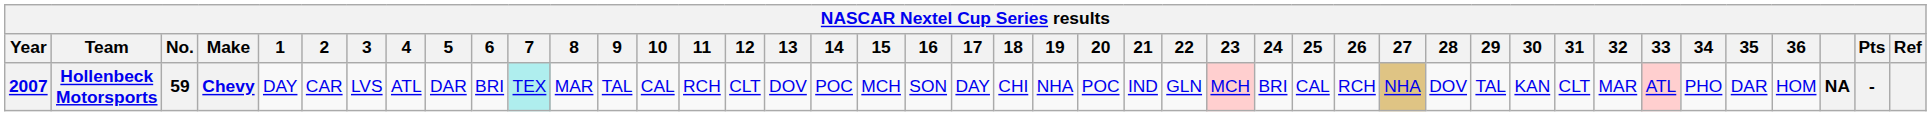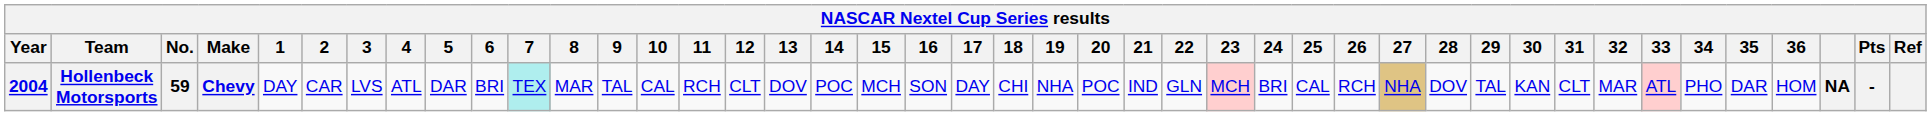(28, 87) 2007 -> (28, 87) 2004
